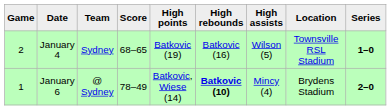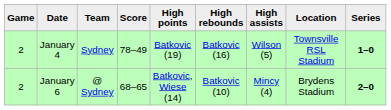(133, 50) 68–65 -> (133, 50) 78–49
(21, 87) 1 -> (21, 87) 2
(133, 87) 78–49 -> (133, 87) 68–65
(221, 87) bold -> (221, 87) normal
